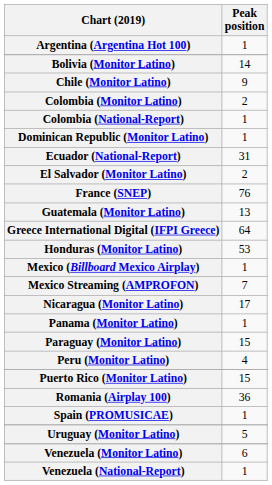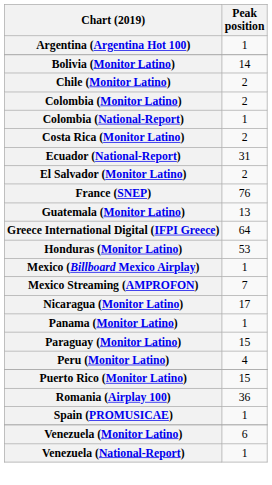(245, 82) 9 -> (245, 82) 2
+ row: (113, 138)
- row: (113, 138)
- row: (113, 434)
